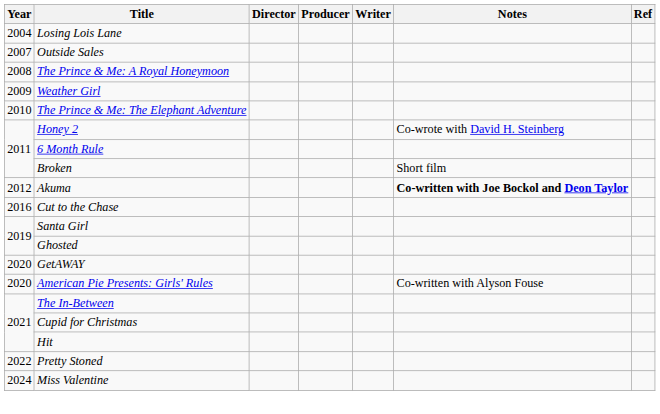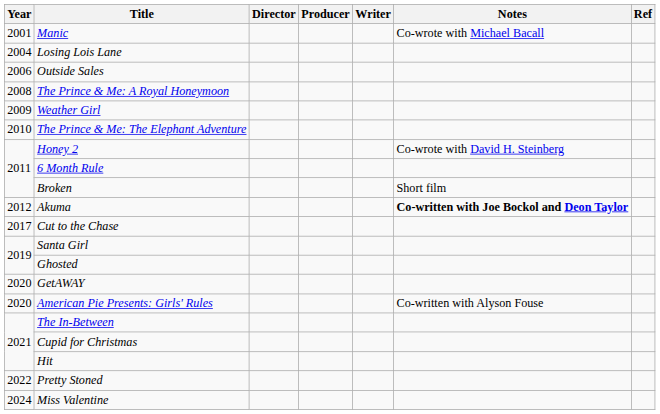+ row: (53, 33)
(19, 52) 2007 -> (19, 71) 2006
(19, 206) 2016 -> (19, 226) 2017
